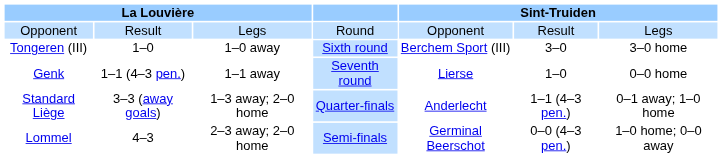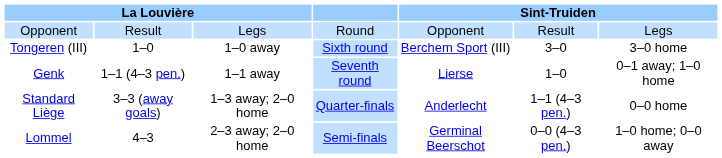(658, 73) 0–0 home -> (658, 73) 0–1 away; 1–0 home
(658, 105) 0–1 away; 1–0 home -> (658, 105) 0–0 home
